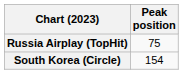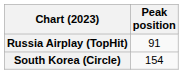(154, 43) 75 -> (154, 43) 91
